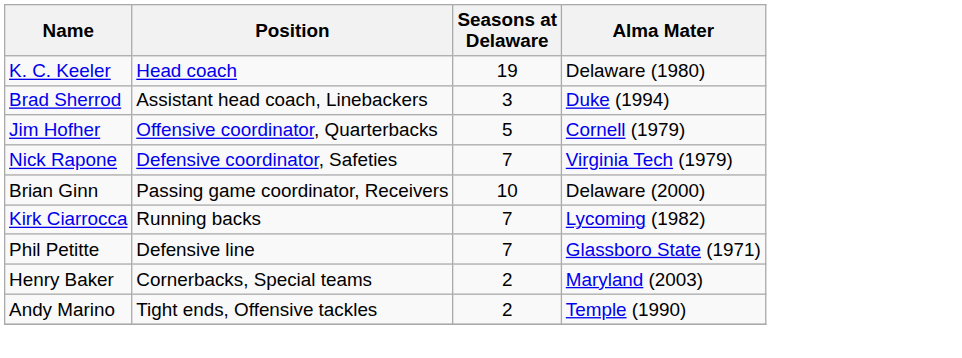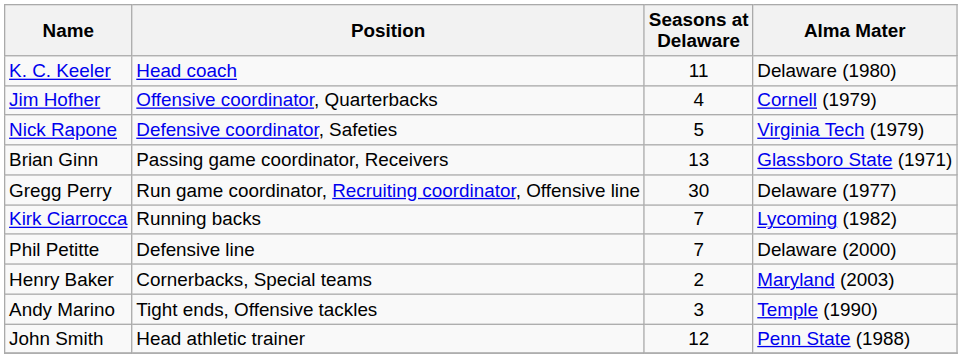(507, 71) 19 -> (699, 71) 11
- row: (65, 101)
(507, 130) 5 -> (699, 101) 4
(507, 160) 7 -> (699, 130) 5
(507, 190) 10 -> (699, 160) 13
(635, 190) Delaware (2000) -> (855, 160) Glassboro State (1971)
+ row: (60, 190)
(663, 250) Glassboro State (1971) -> (827, 250) Delaware (2000)
(507, 309) 2 -> (699, 309) 3
+ row: (56, 339)
